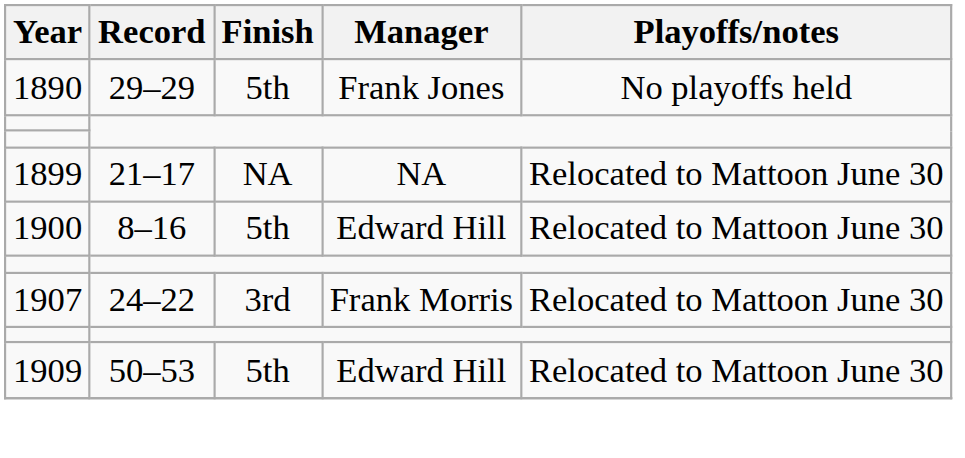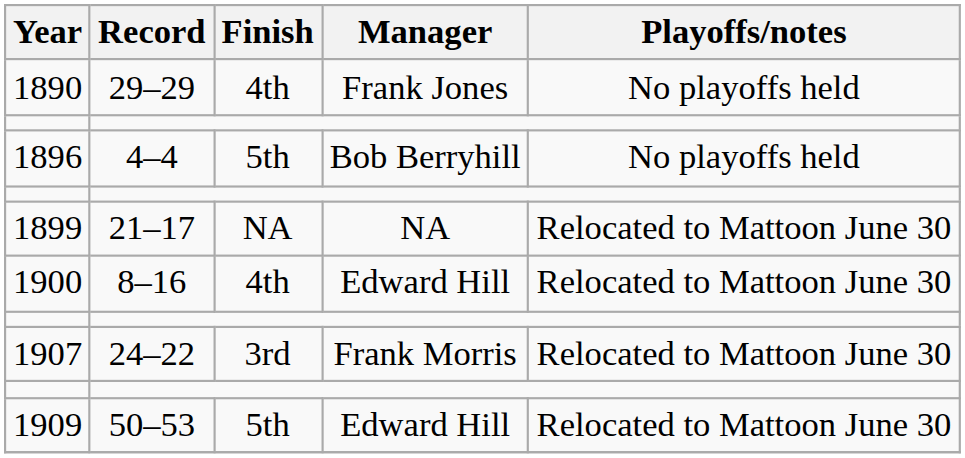(268, 86) 5th -> (268, 86) 4th
+ row: (48, 157)
(268, 228) 5th -> (268, 283) 4th
